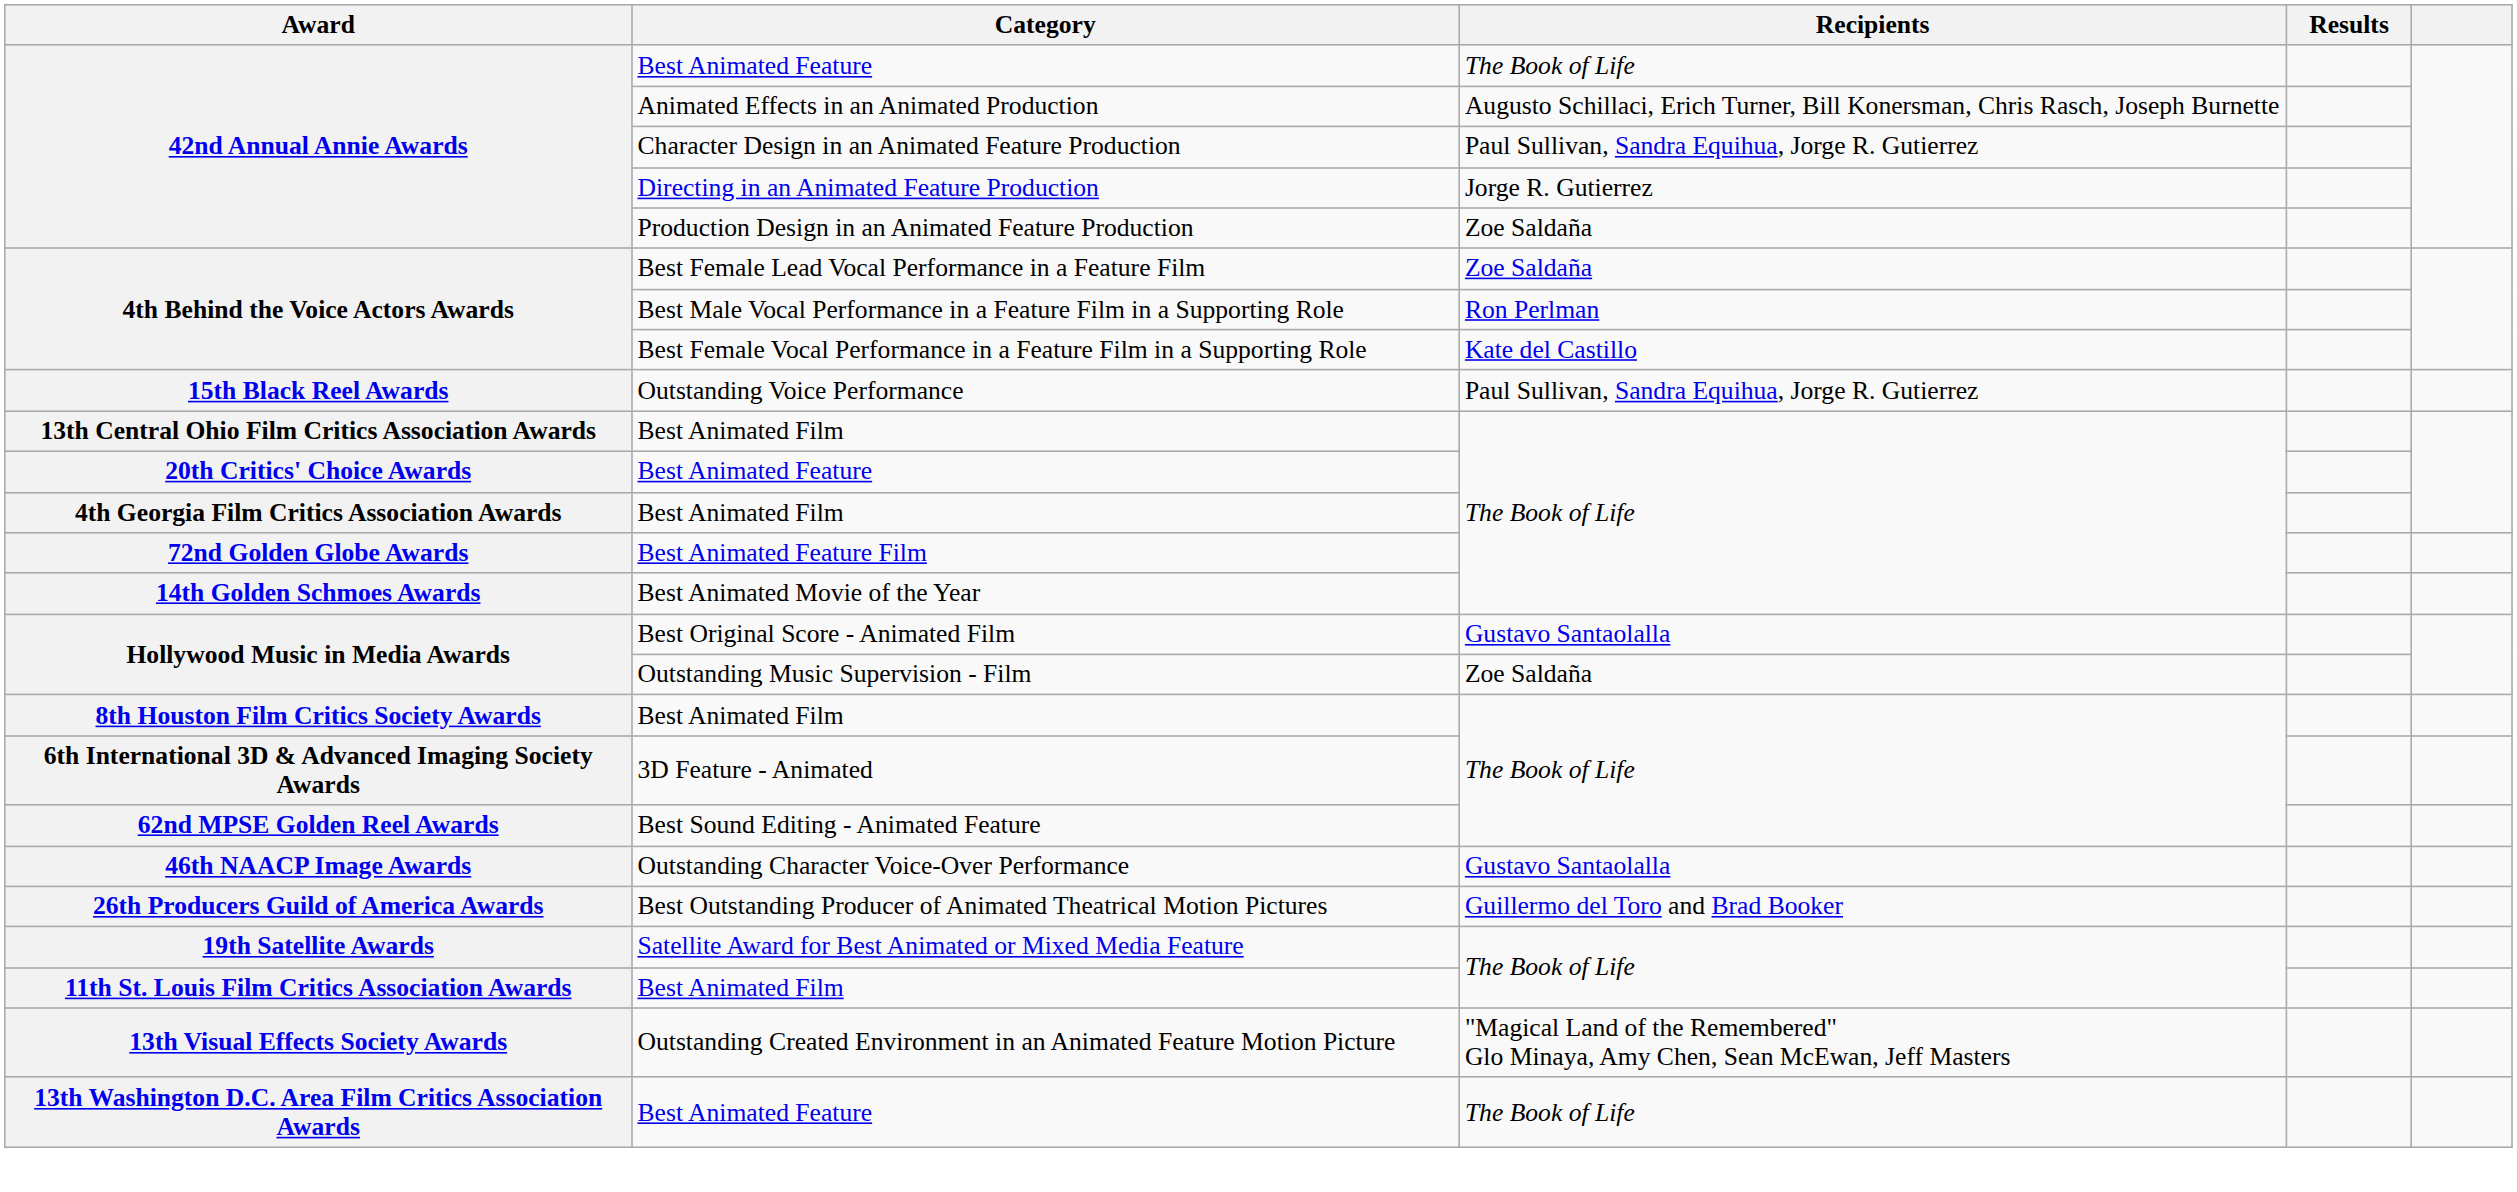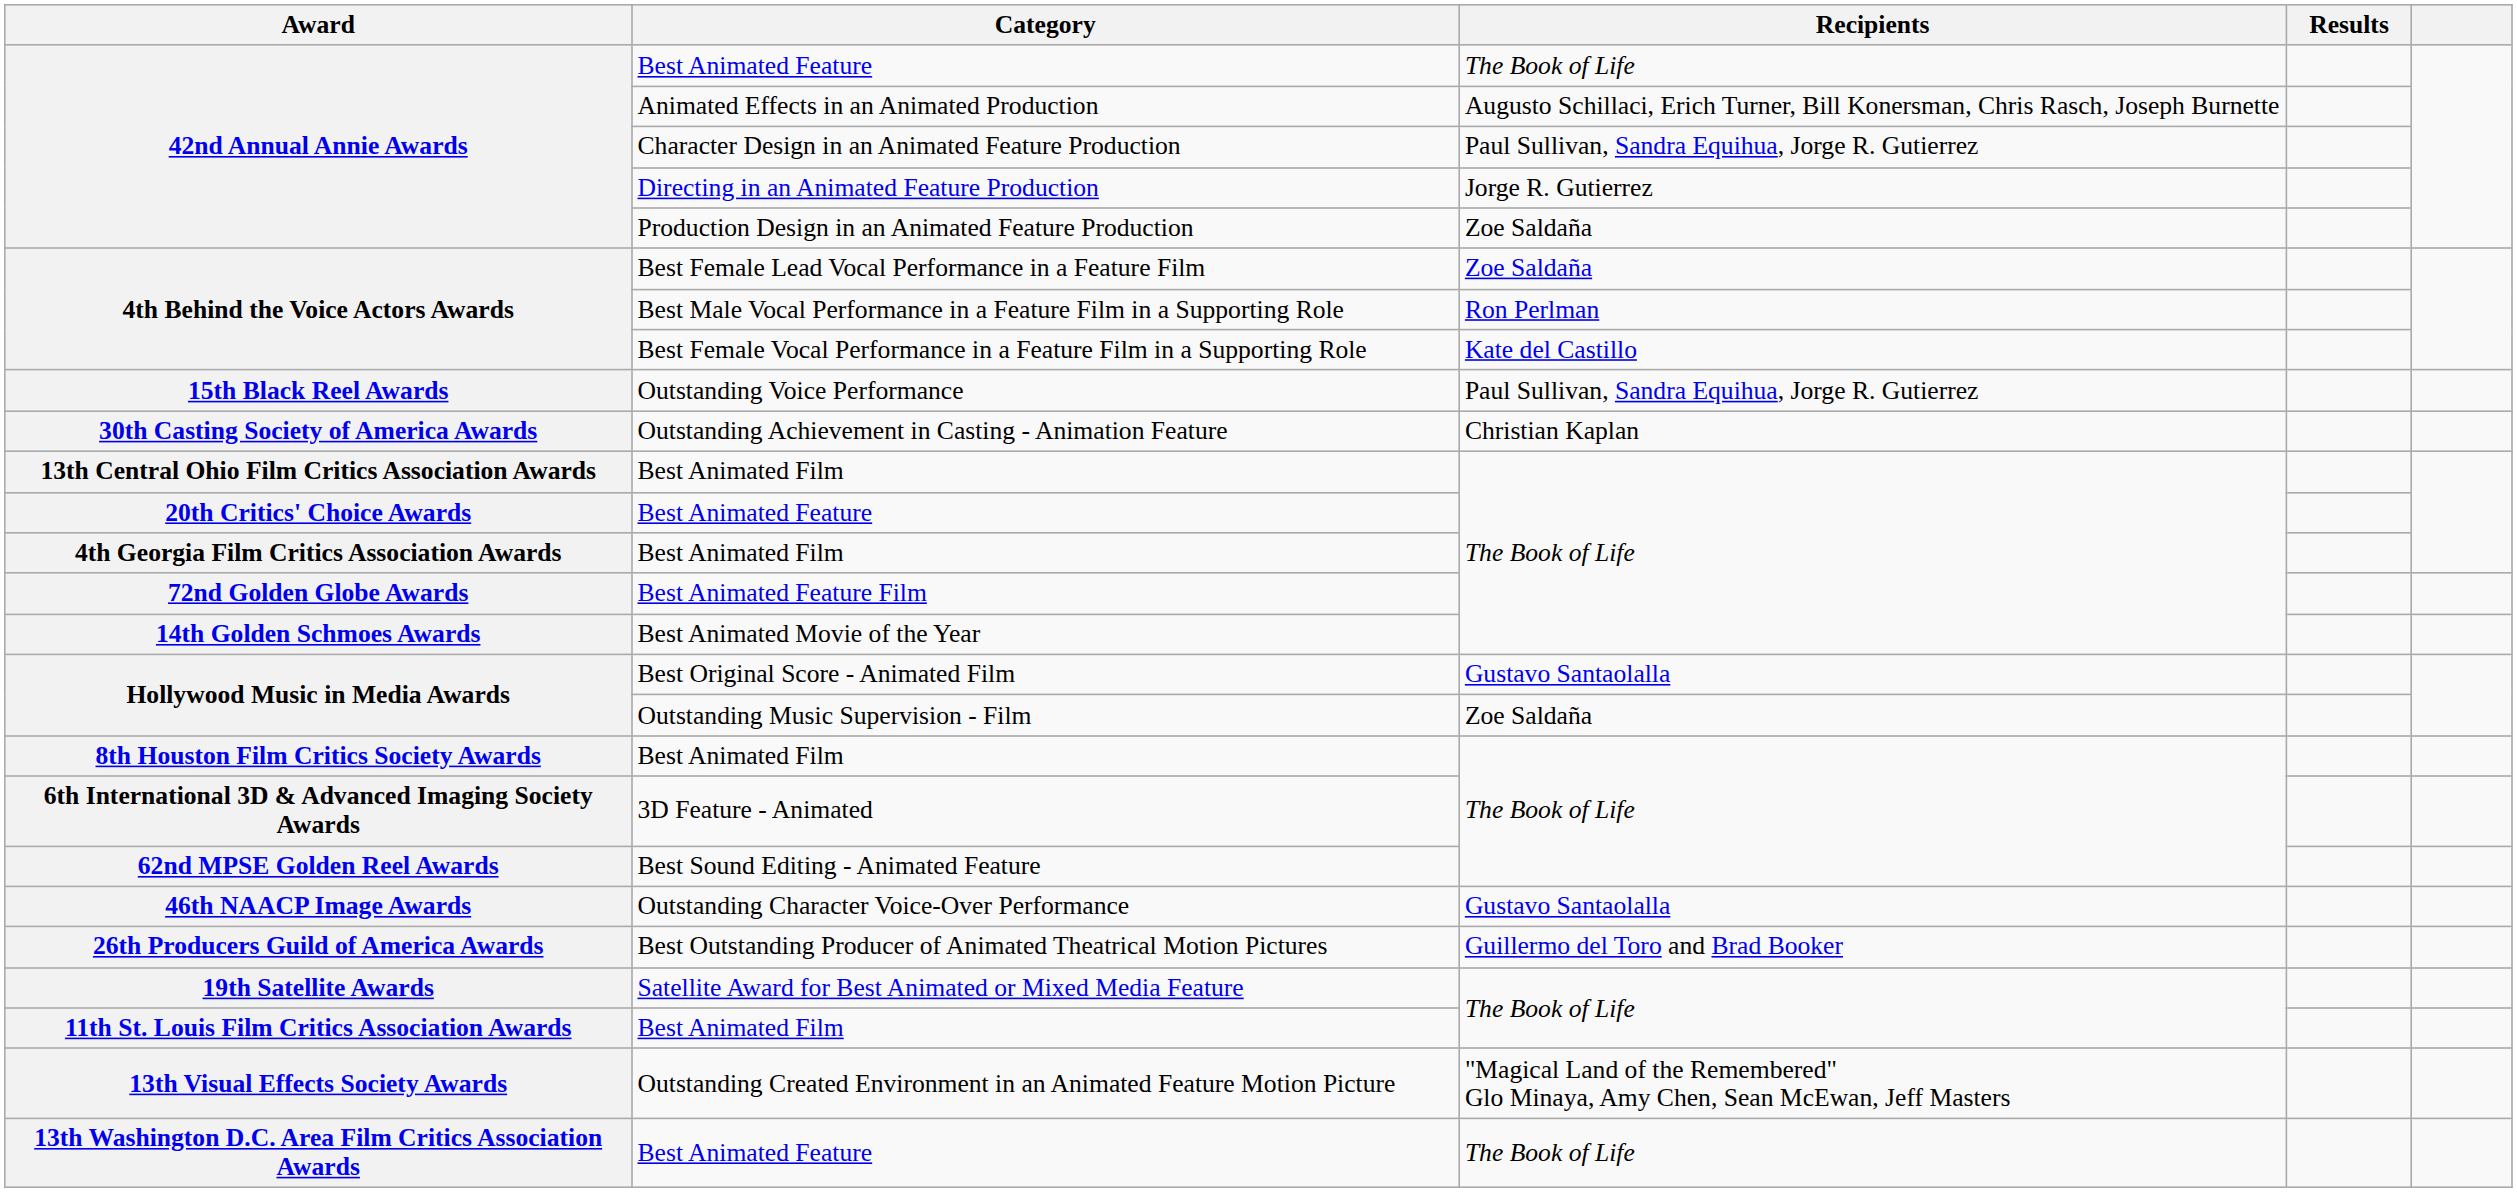+ row: (318, 430)
